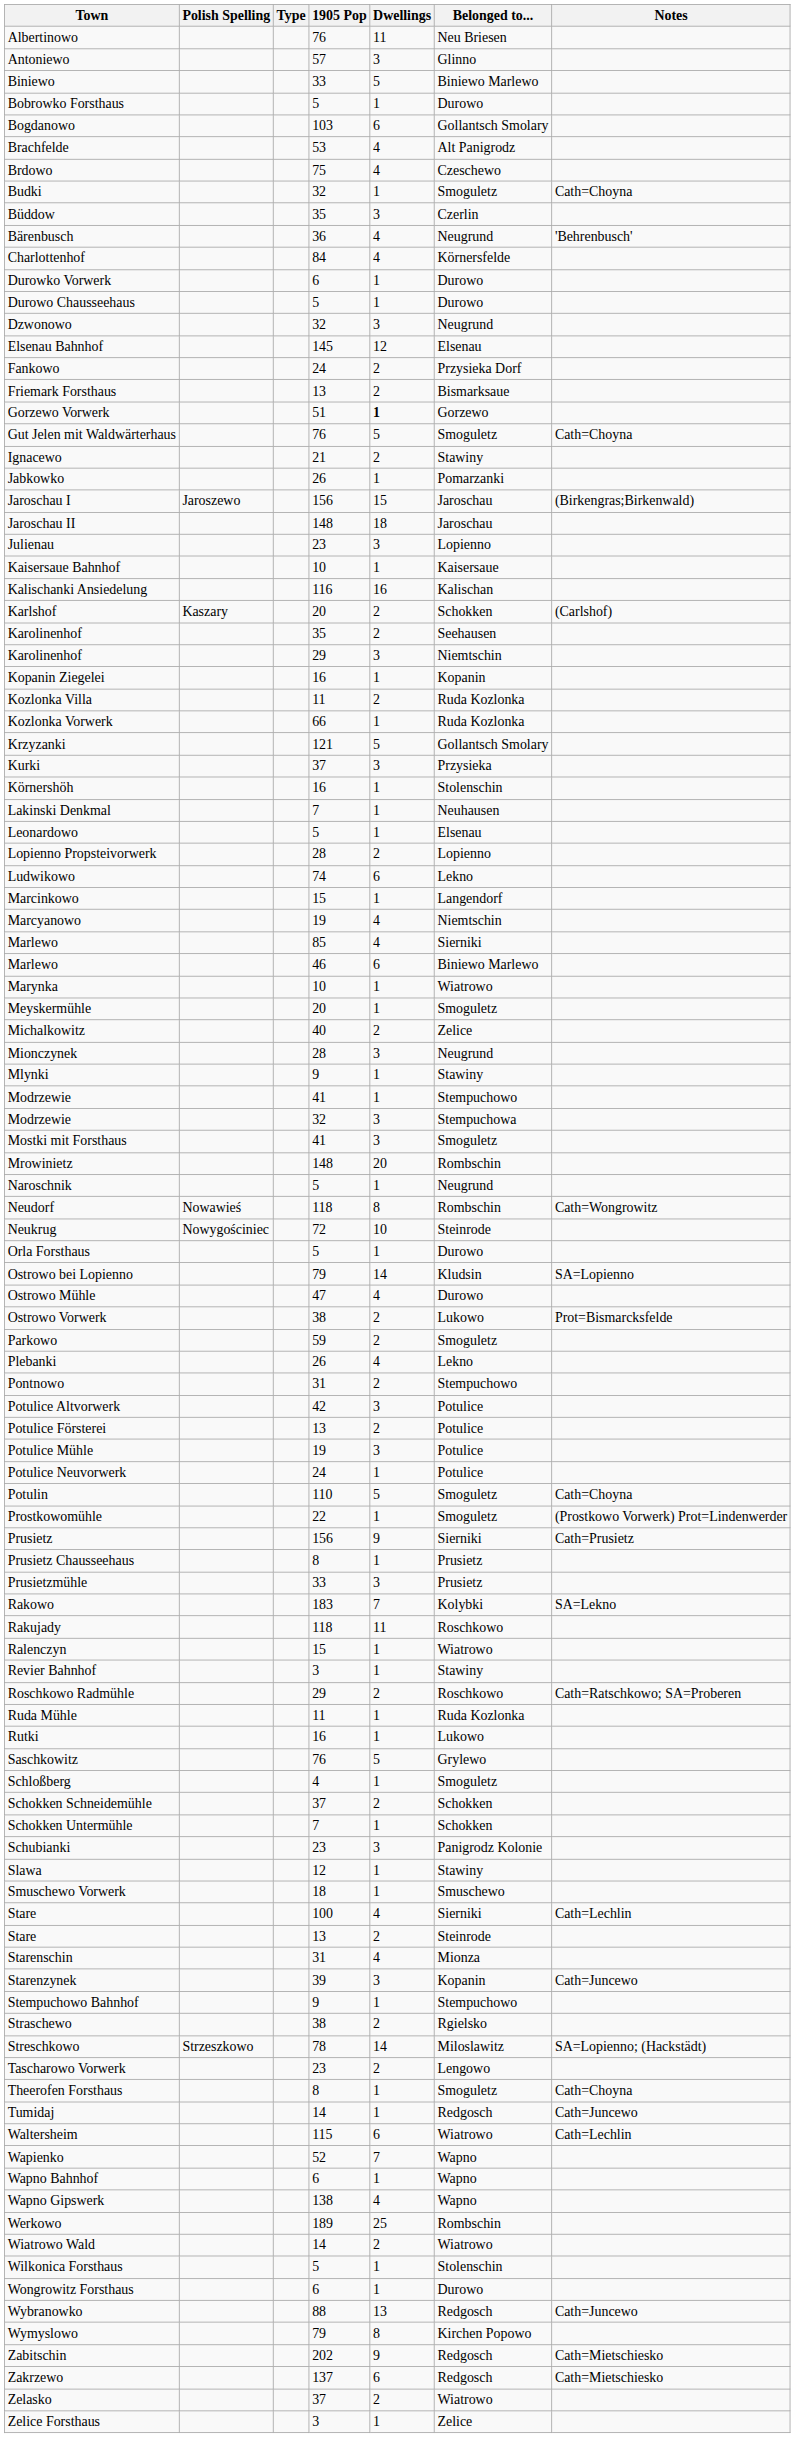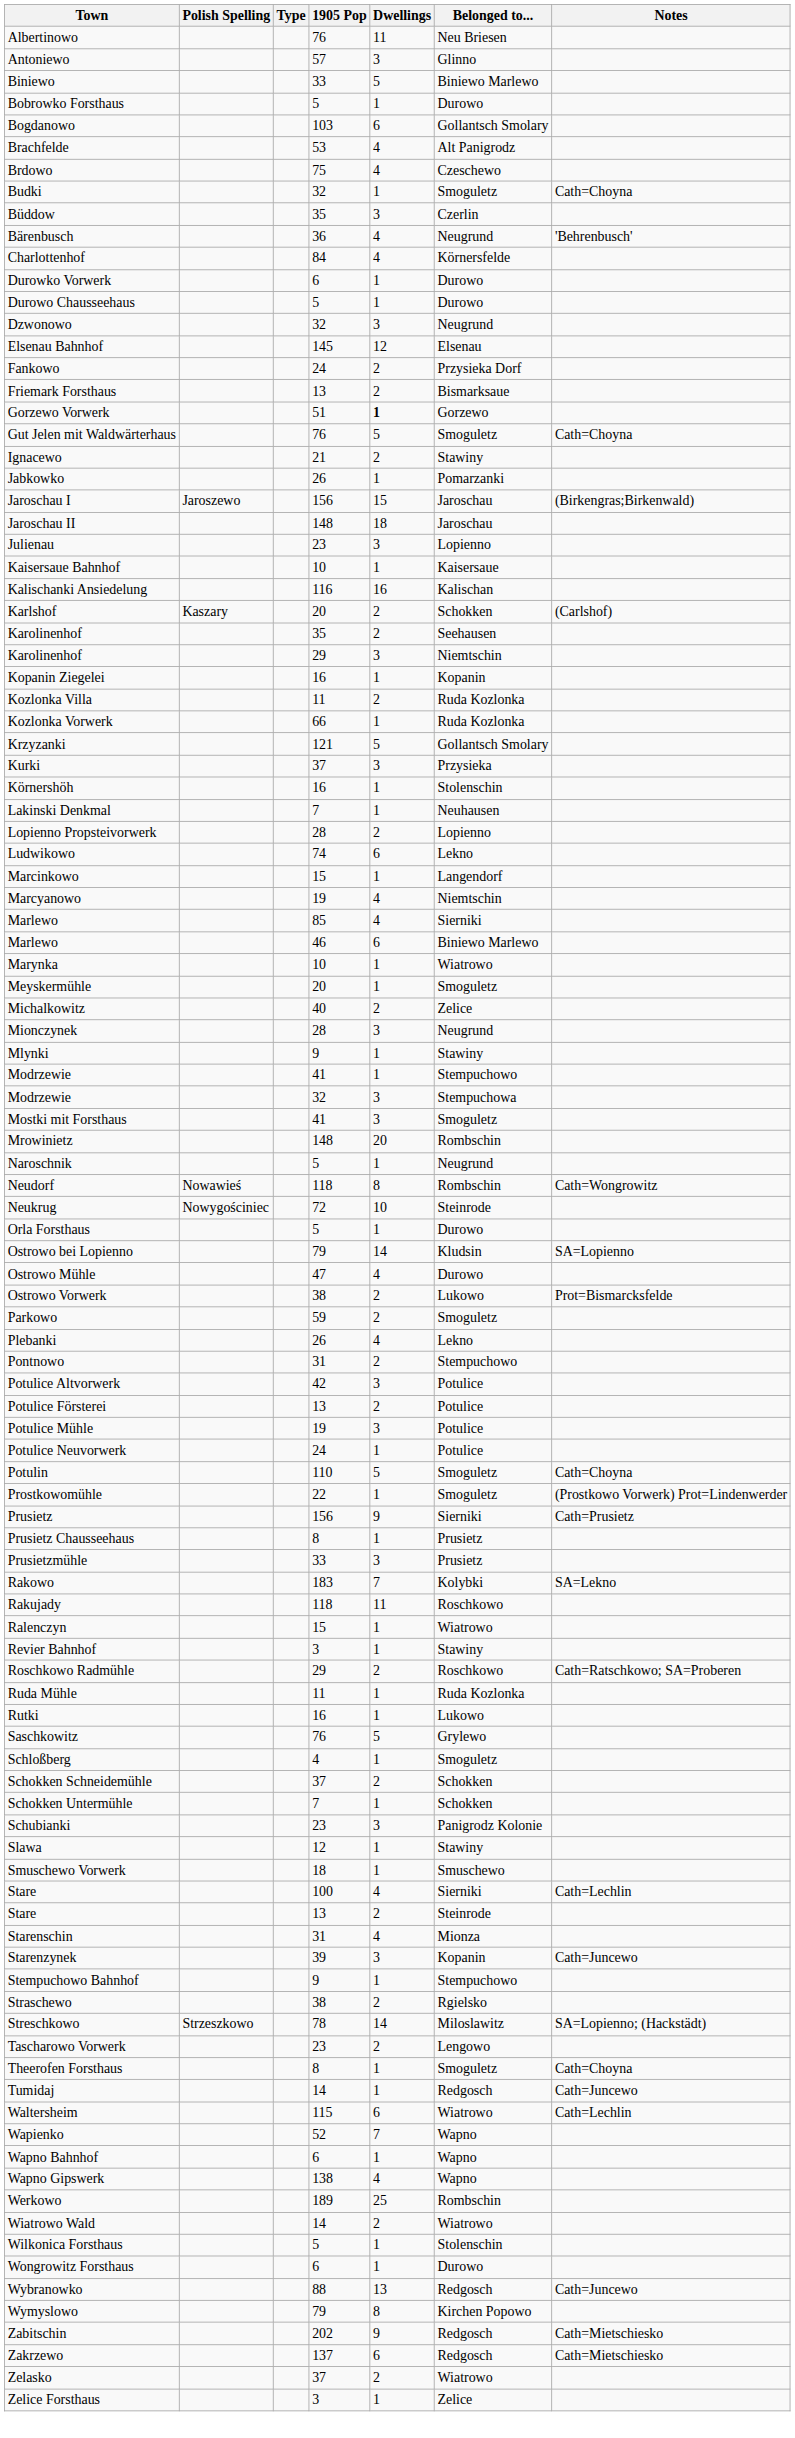- row: (43, 832)
